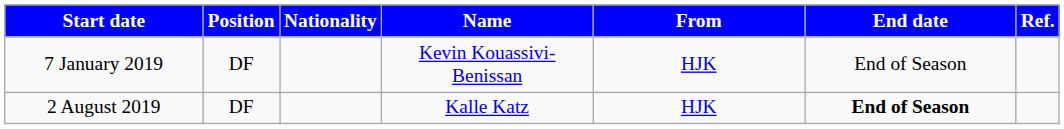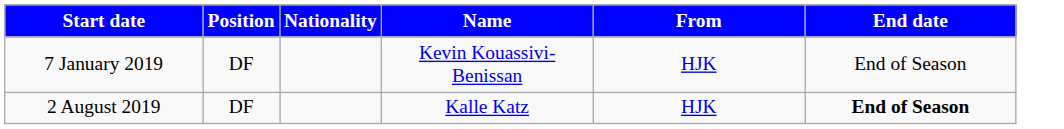- column: (1038, 20)
